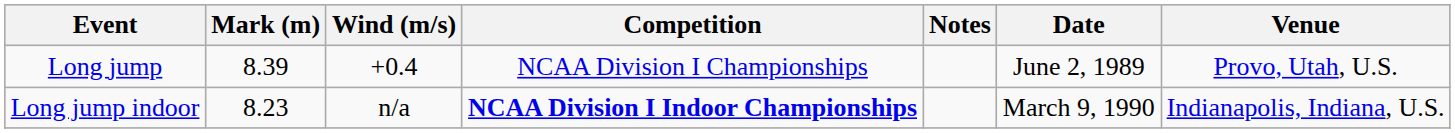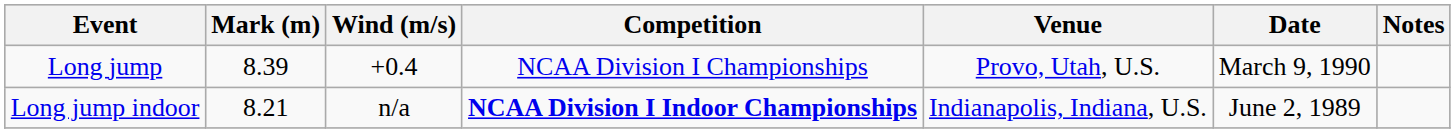columns swapped: (1306, 25) <-> (960, 25)
(1079, 66) June 2, 1989 -> (1295, 66) March 9, 1990
(266, 107) 8.23 -> (266, 107) 8.21
(1079, 107) March 9, 1990 -> (1295, 107) June 2, 1989
